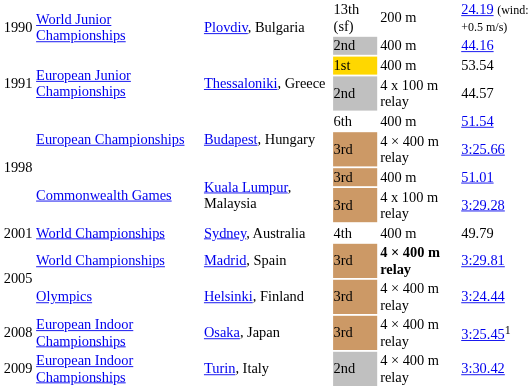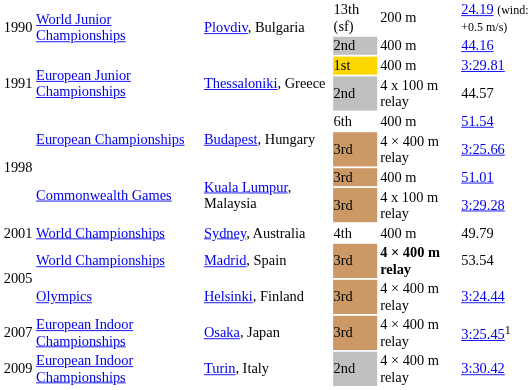(477, 65) 53.54 -> (483, 65) 3:29.81
(483, 260) 3:29.81 -> (477, 260) 53.54
(18, 332) 2008 -> (18, 332) 2007
